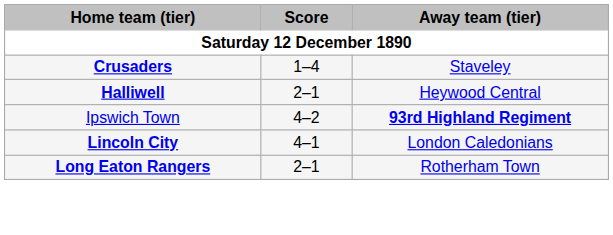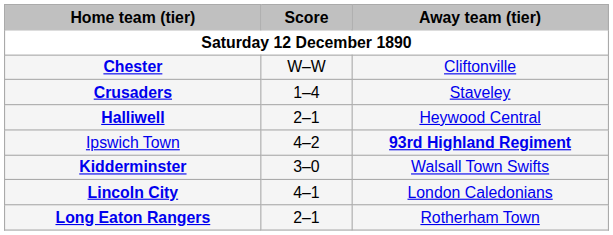+ row: (133, 68)
+ row: (133, 168)
